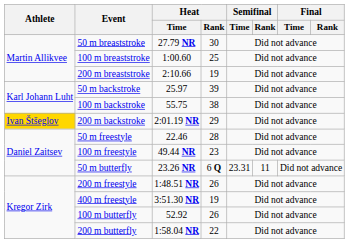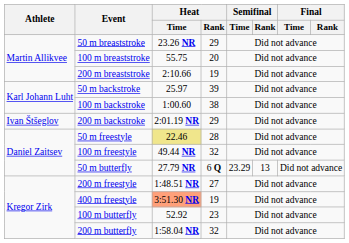(177, 43) 27.79 NR -> (177, 43) 23.26 NR
(214, 43) 30 -> (214, 43) 29
(177, 58) 1:00.60 -> (177, 58) 55.75
(214, 58) 25 -> (214, 58) 20
(177, 105) 55.75 -> (177, 105) 1:00.60
(33, 121) gold background -> (33, 121) no background
(177, 137) no background -> (177, 137) khaki background
(214, 152) 23 -> (214, 152) 32
(177, 168) 23.26 NR -> (177, 168) 27.79 NR
(240, 168) 23.31 -> (240, 168) 23.29
(265, 168) 11 -> (265, 168) 13
(214, 184) 26 -> (214, 184) 27
(177, 199) no background -> (177, 199) lightsalmon background
(214, 215) 26 -> (214, 215) 23
(214, 231) 22 -> (214, 231) 32
